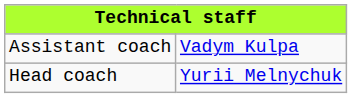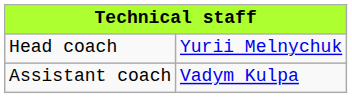rows swapped: (63, 78) <-> (90, 49)
